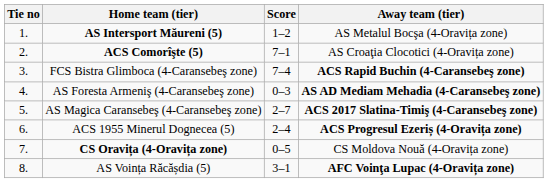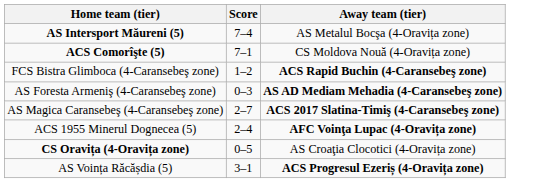- column: (23, 14)
(281, 33) 1–2 -> (243, 33) 7–4
(421, 52) AS Croaţia Clocotici (4-Oravița zone) -> (383, 52) CS Moldova Nouă (4-Oravița zone)
(281, 71) 7–4 -> (243, 71) 1–2
(421, 129) ACS Progresul Ezeriș (4-Oravița zone) -> (383, 129) AFC Voinţa Lupac (4-Oravița zone)
(421, 149) CS Moldova Nouă (4-Oravița zone) -> (383, 149) AS Croaţia Clocotici (4-Oravița zone)
(421, 168) AFC Voinţa Lupac (4-Oravița zone) -> (383, 168) ACS Progresul Ezeriș (4-Oravița zone)
